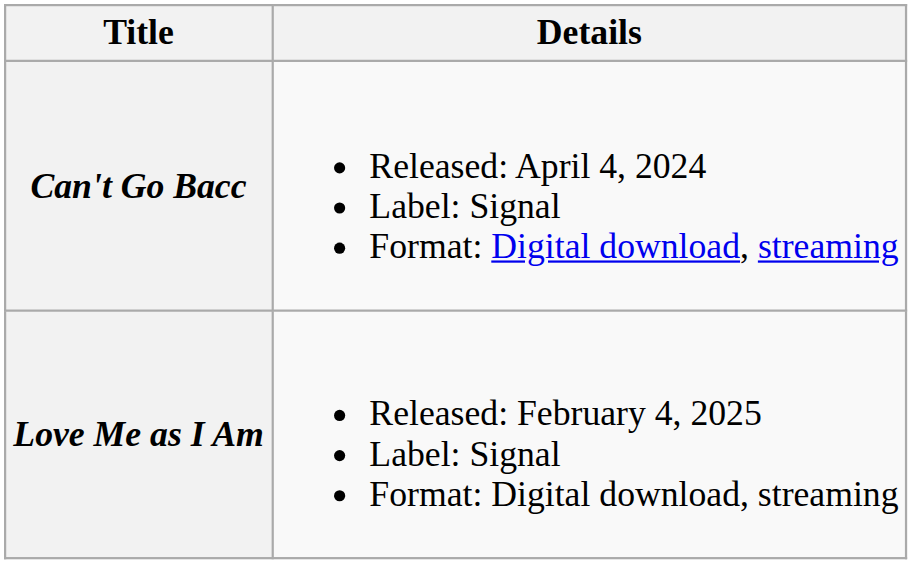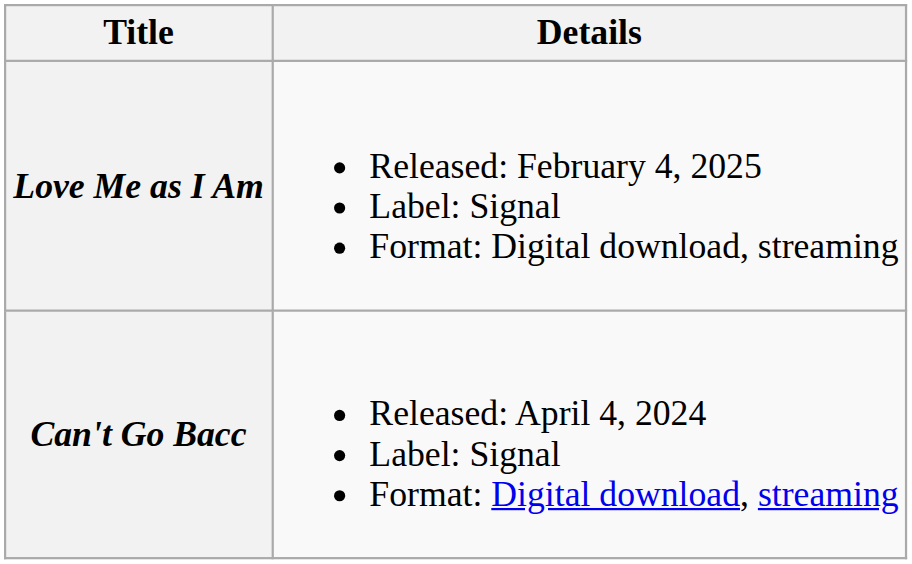rows swapped: (139, 185) <-> (139, 433)
